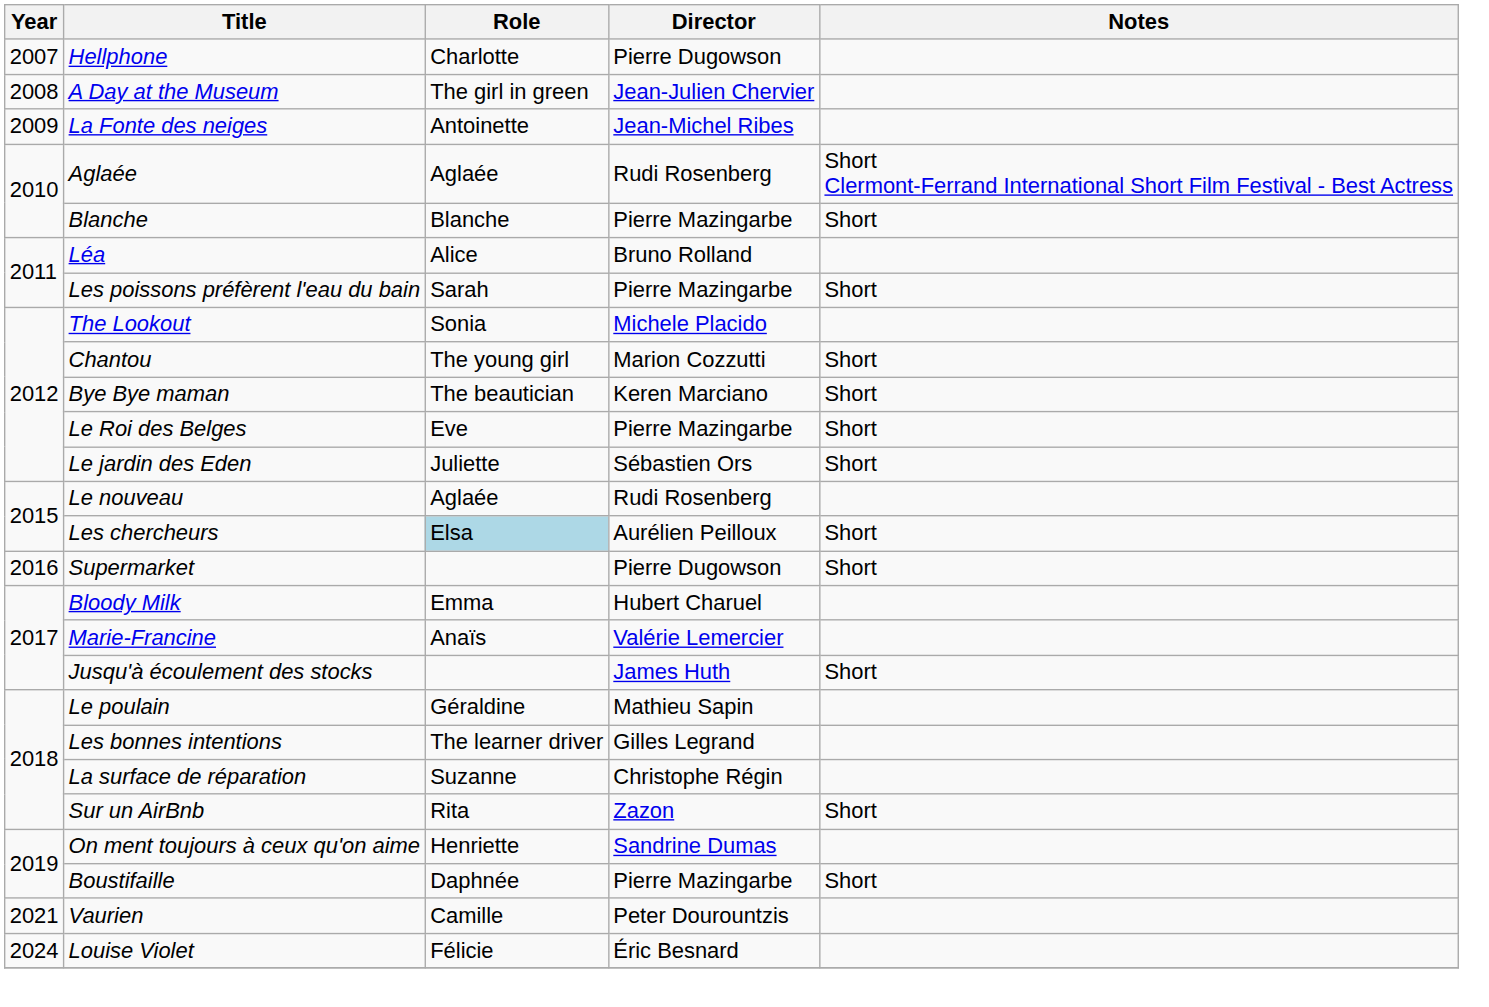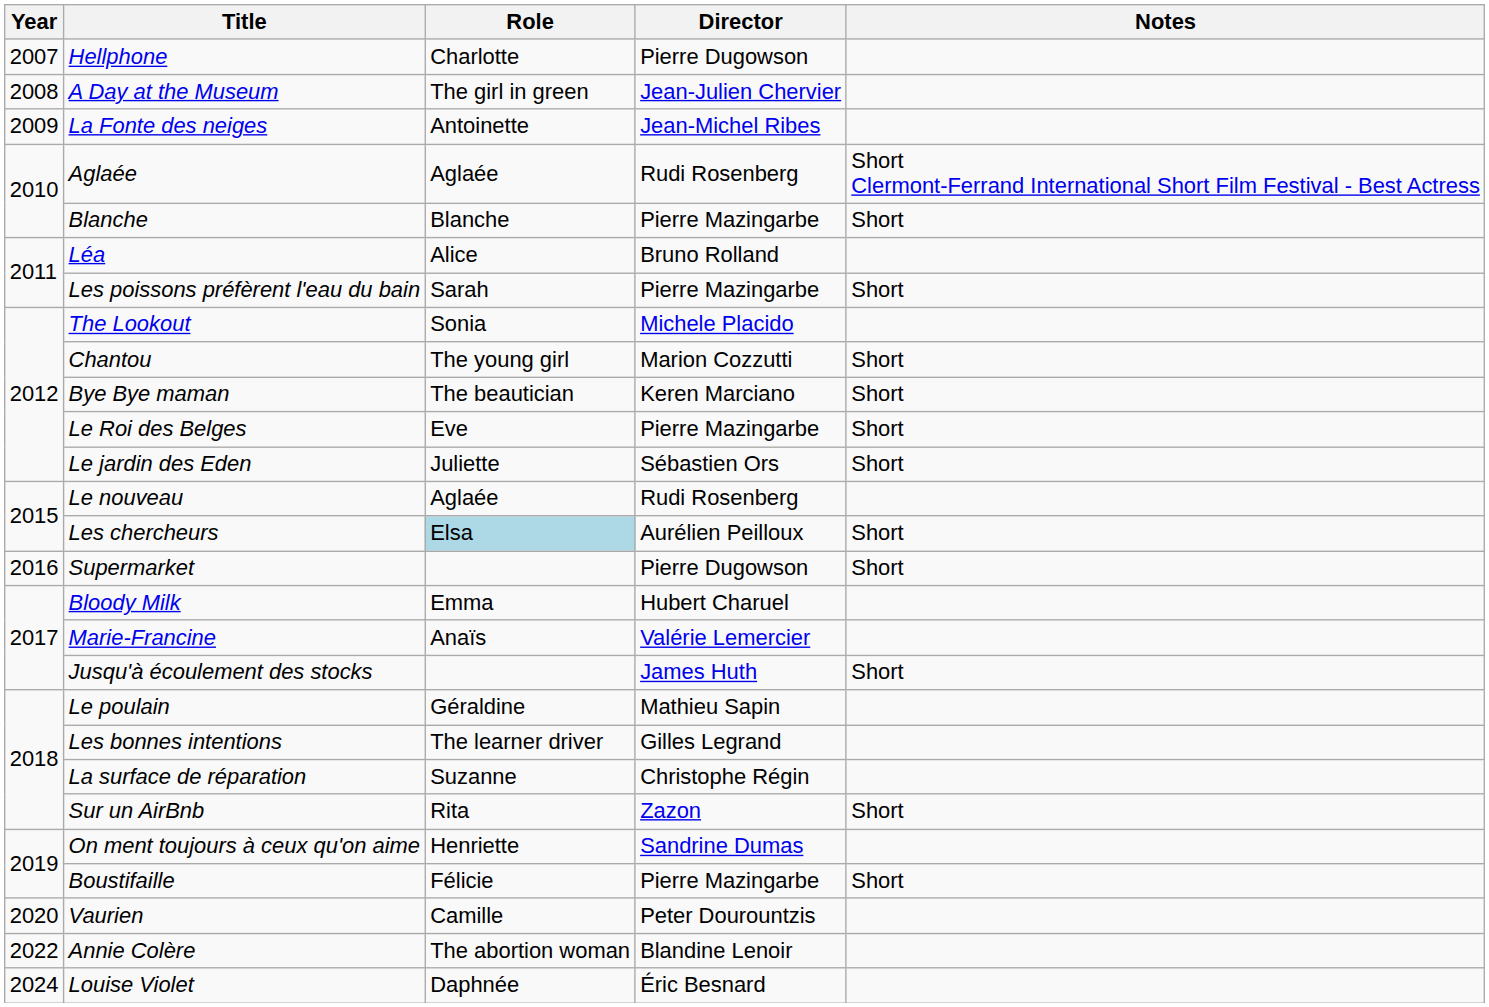(475, 880) Daphnée -> (462, 880) Félicie
(34, 915) 2021 -> (34, 915) 2020
+ row: (132, 950)
(462, 950) Félicie -> (475, 985) Daphnée
